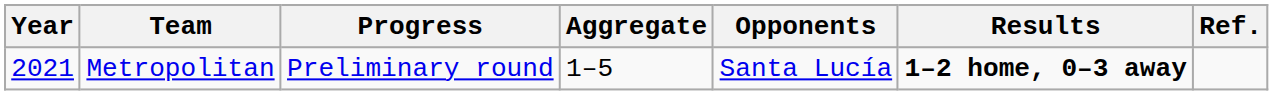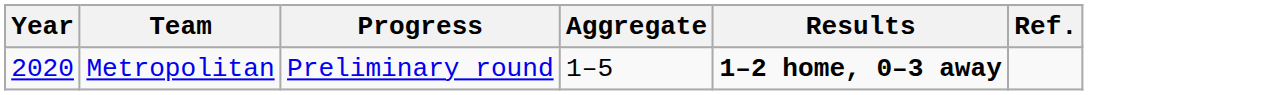- column: (806, 26)
(43, 69) 2021 -> (43, 69) 2020
